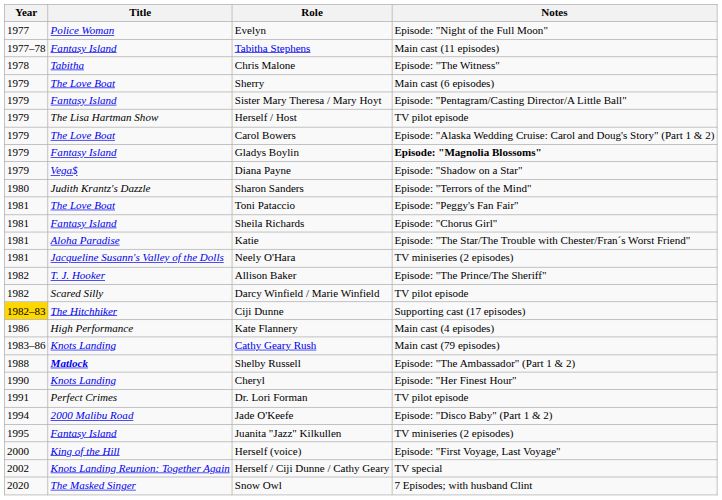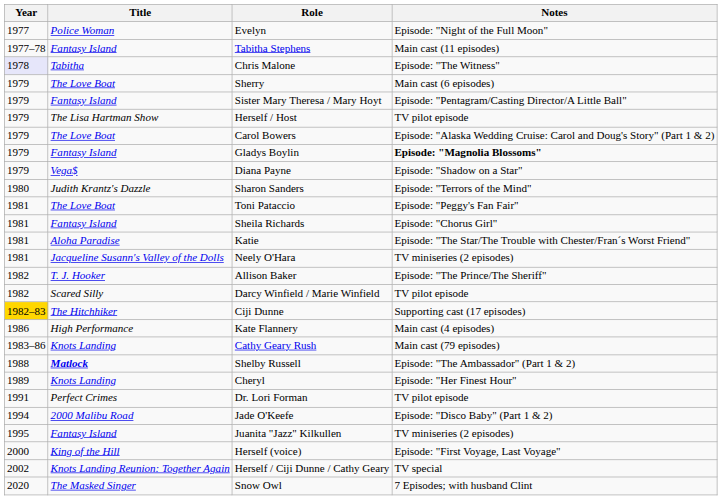(18, 65) no background -> (18, 65) lavender background
(18, 380) 1990 -> (18, 380) 1989
